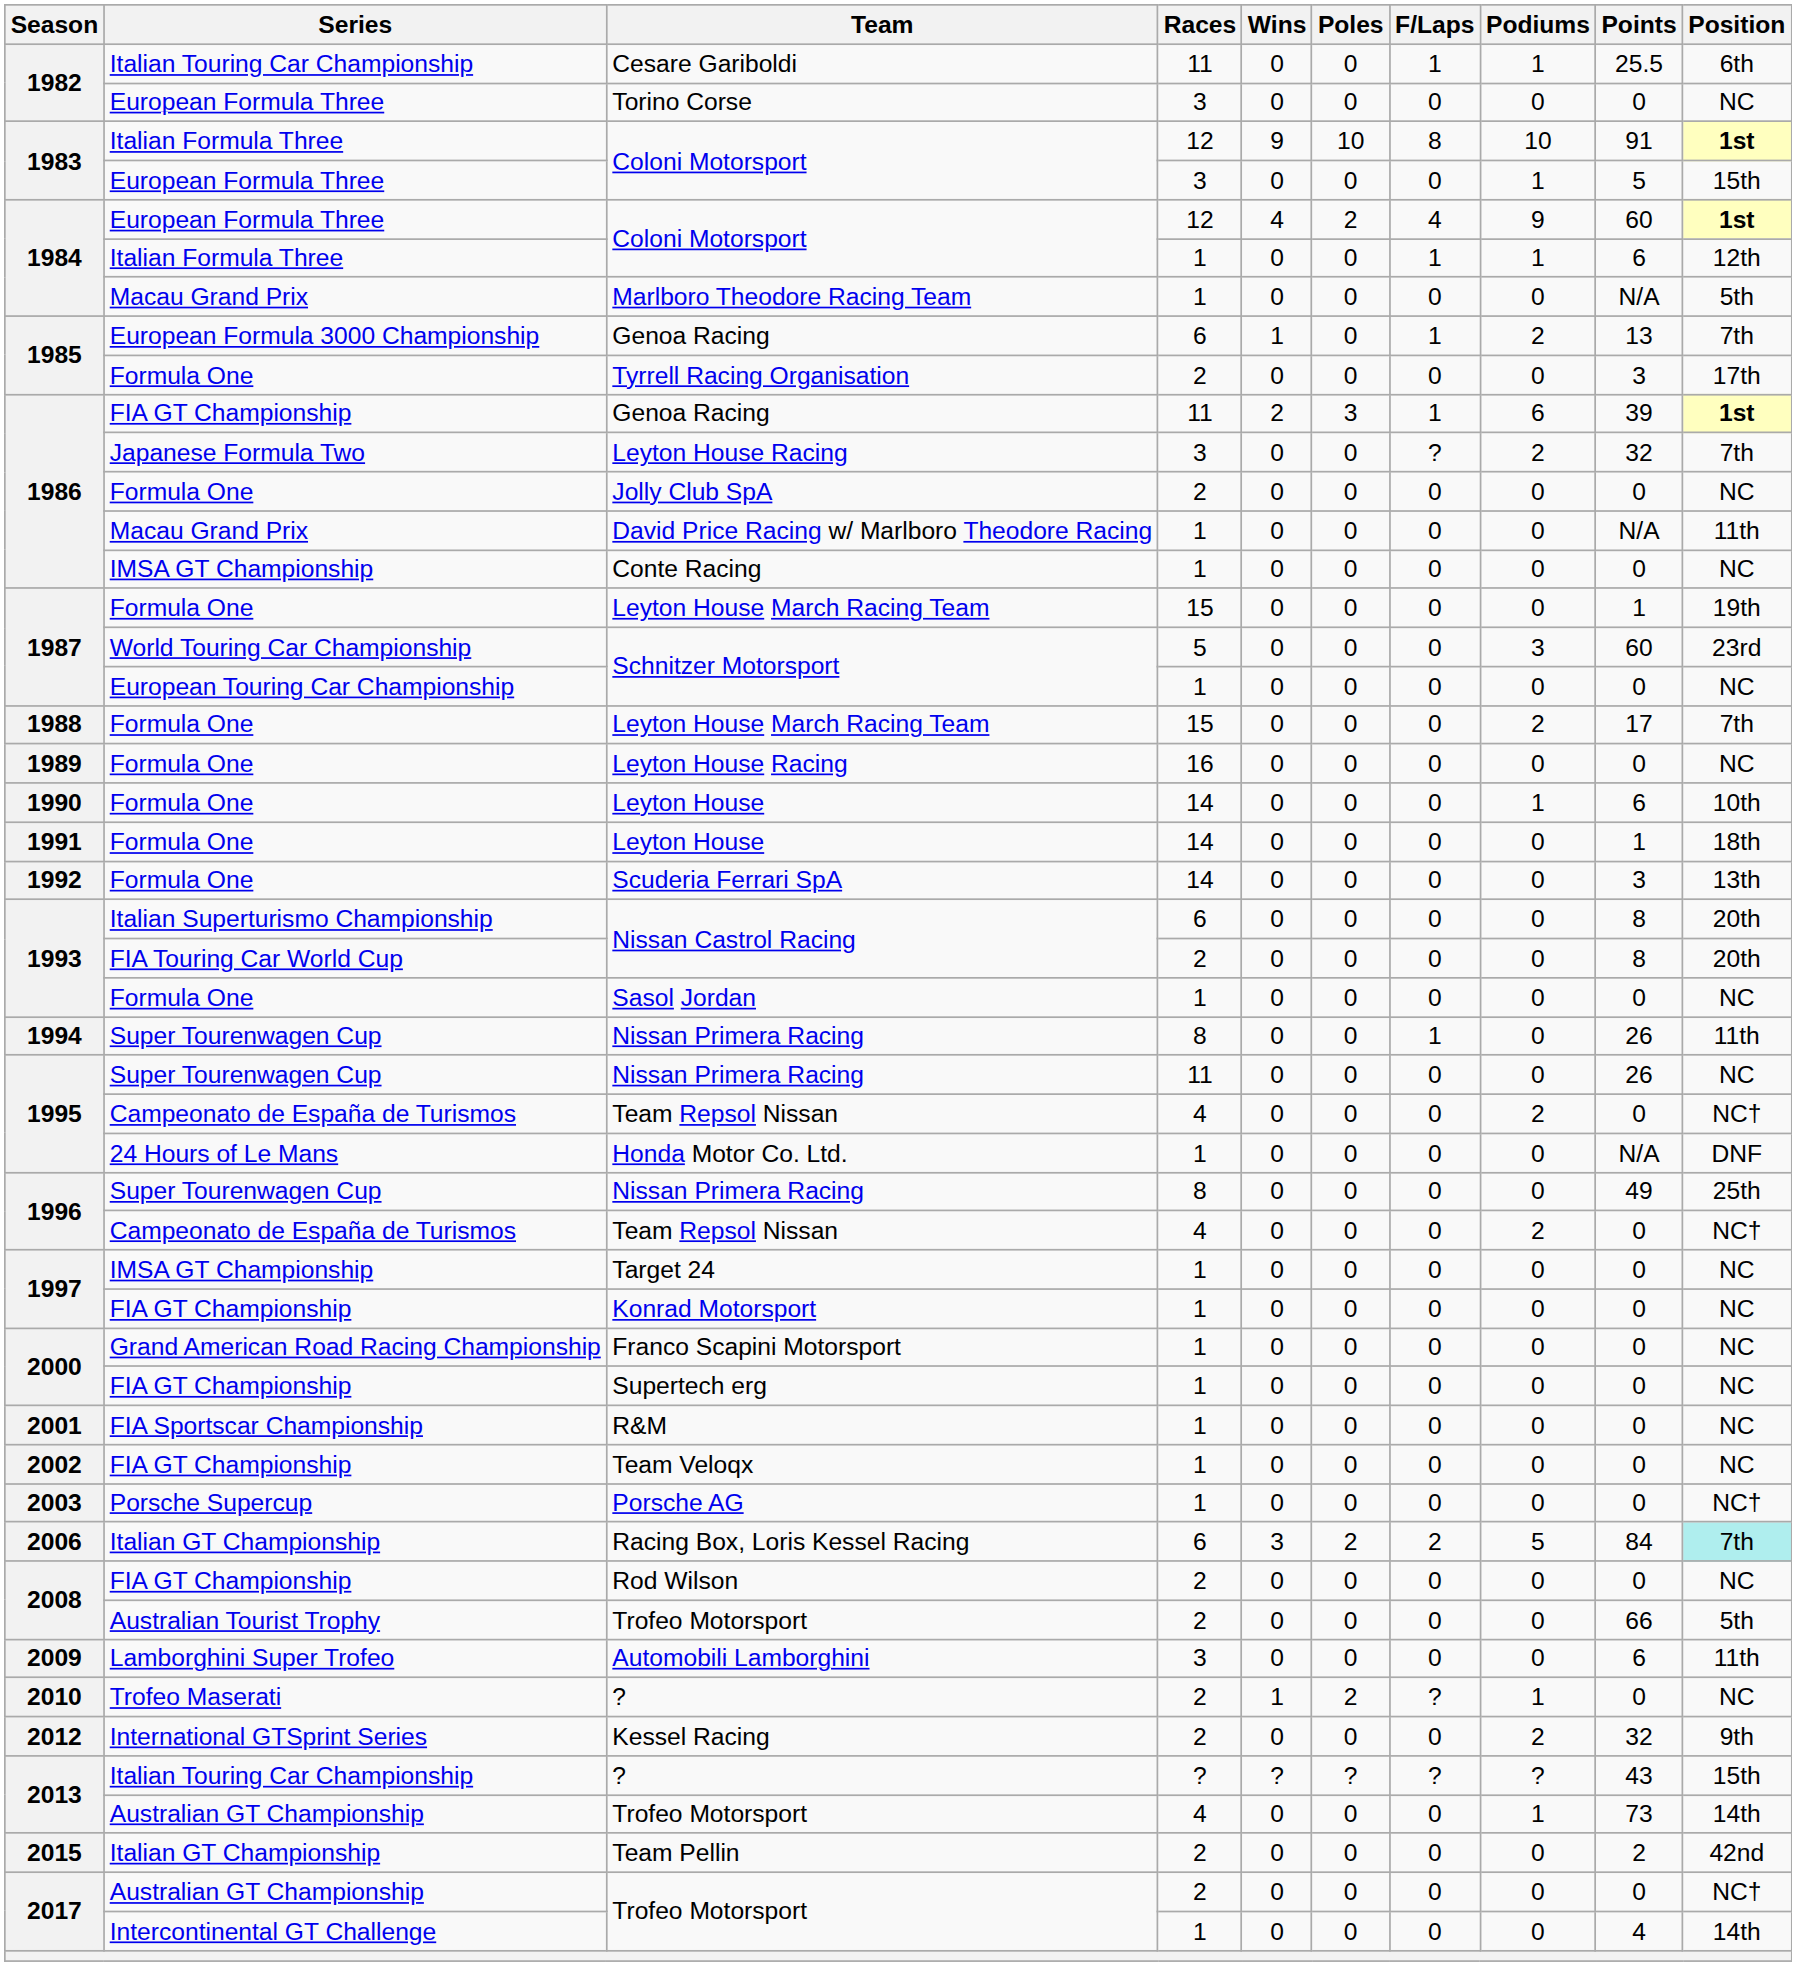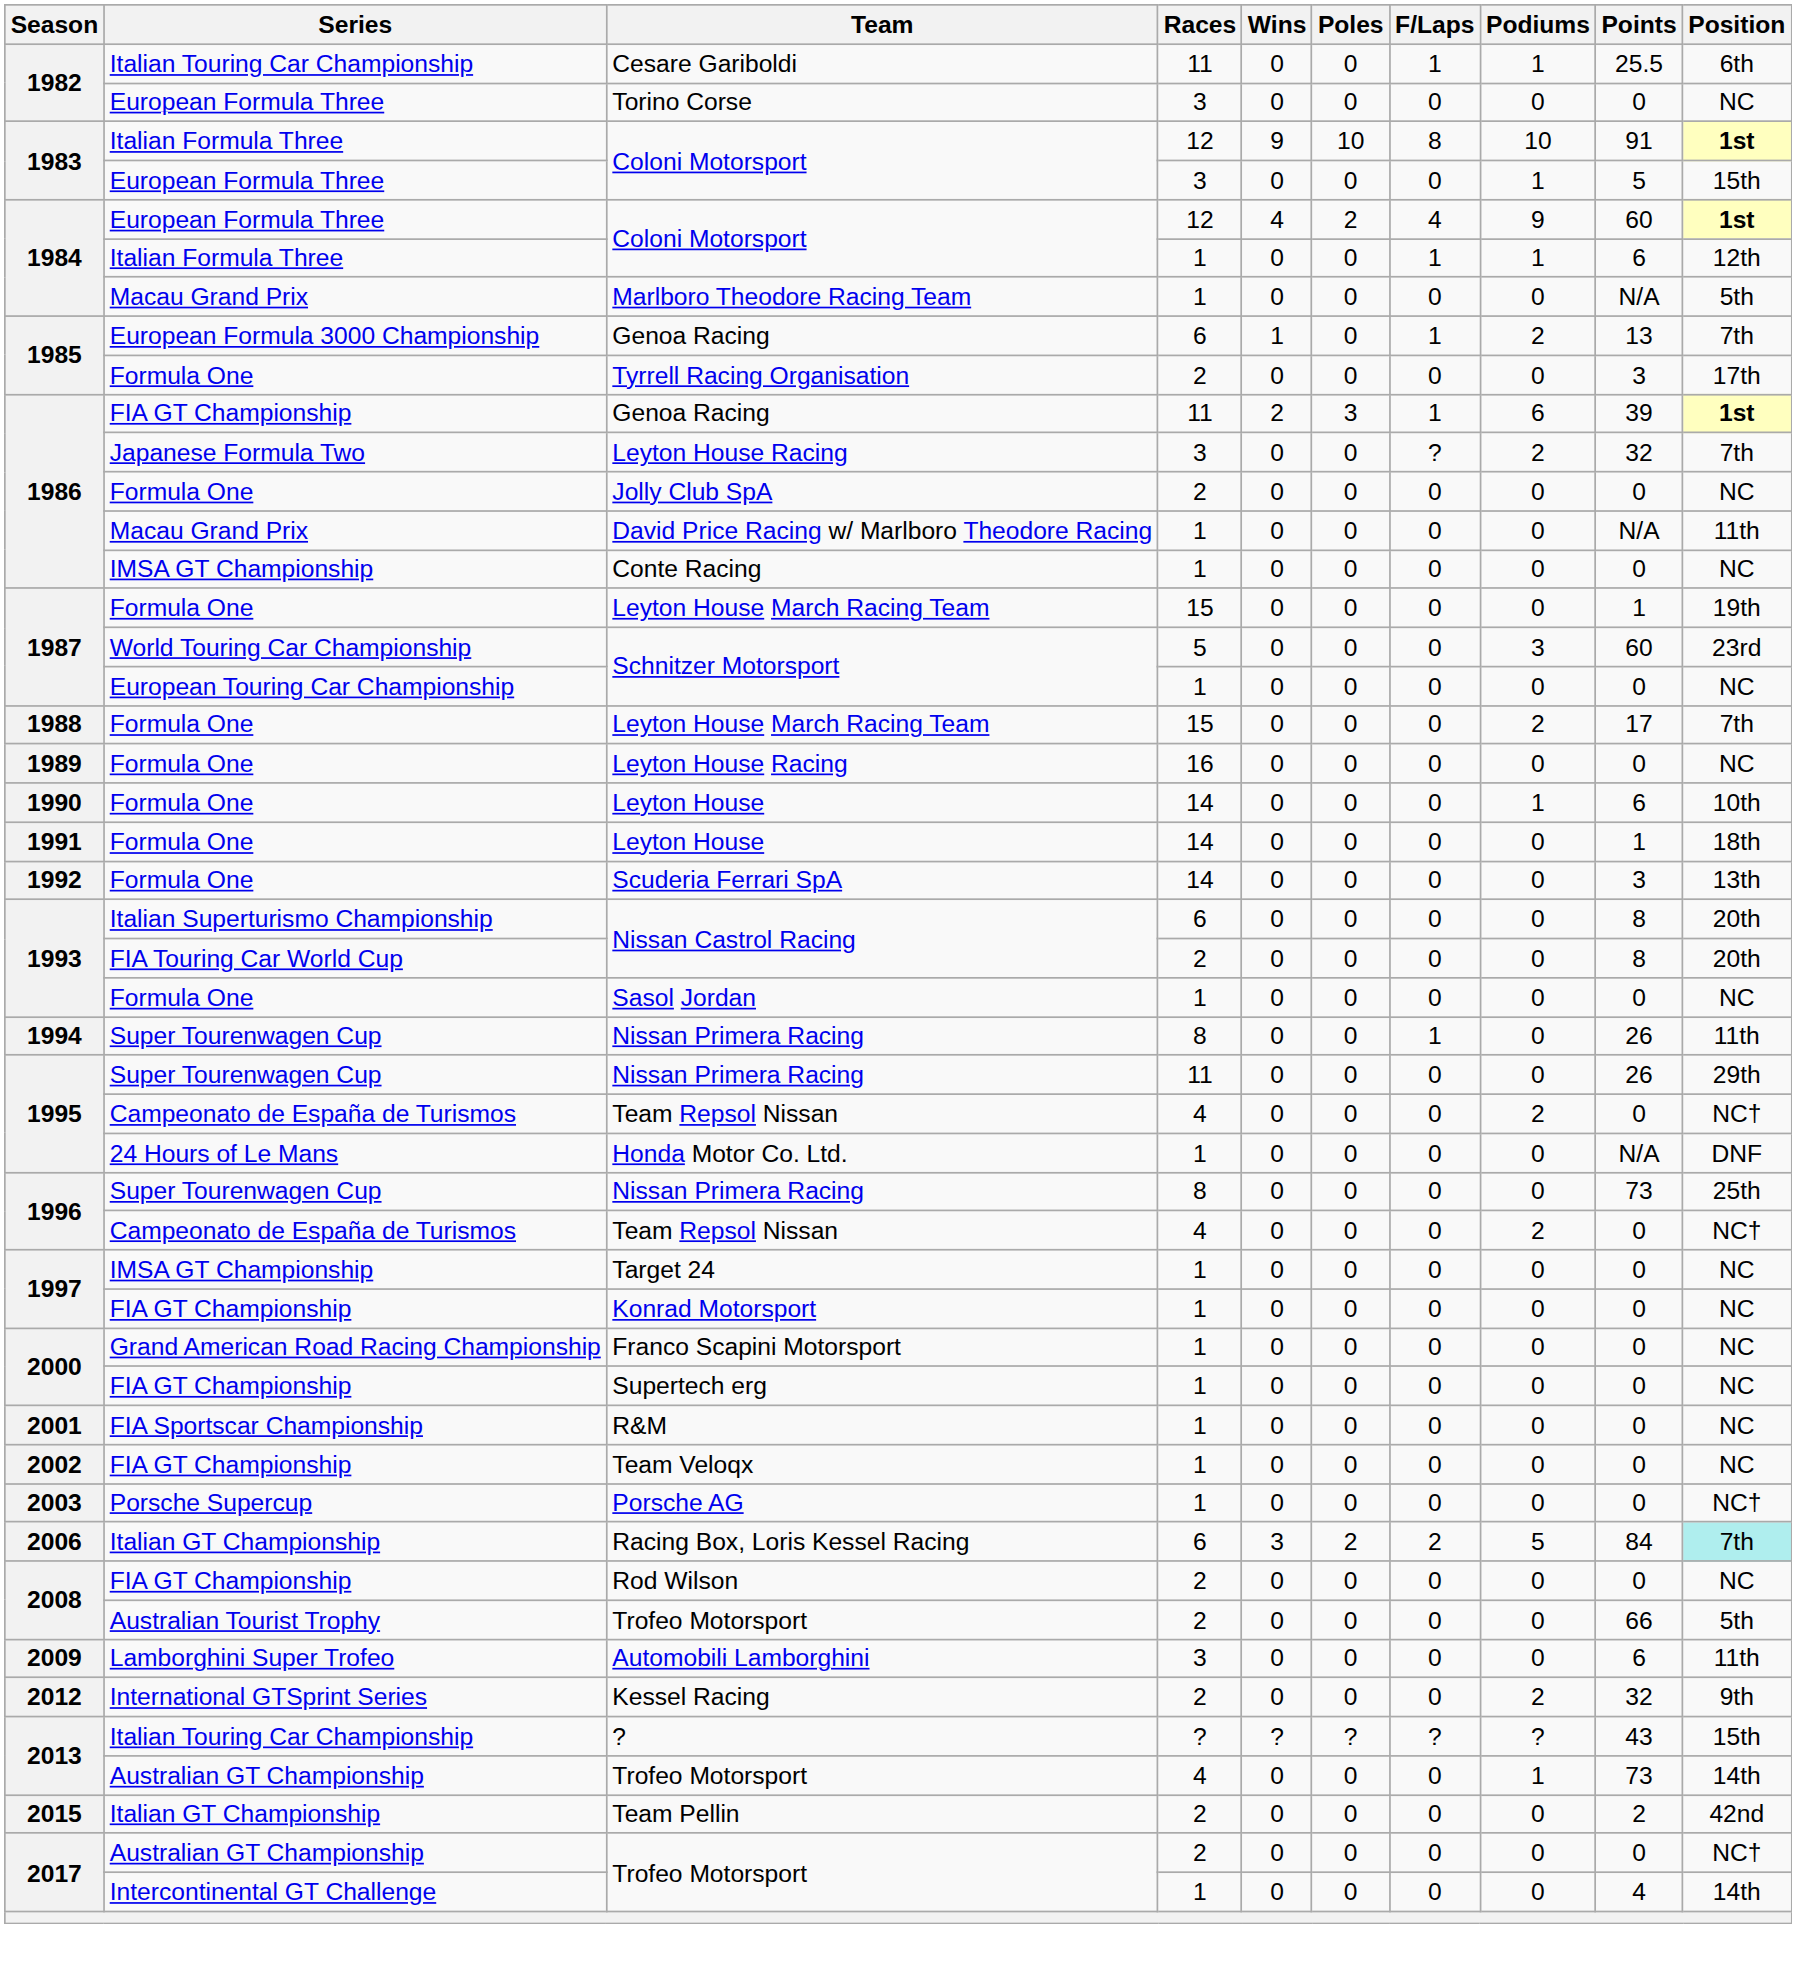(1737, 1075) NC -> (1737, 1075) 29th
(1639, 1192) 49 -> (1639, 1192) 73
- row: (54, 1698)
